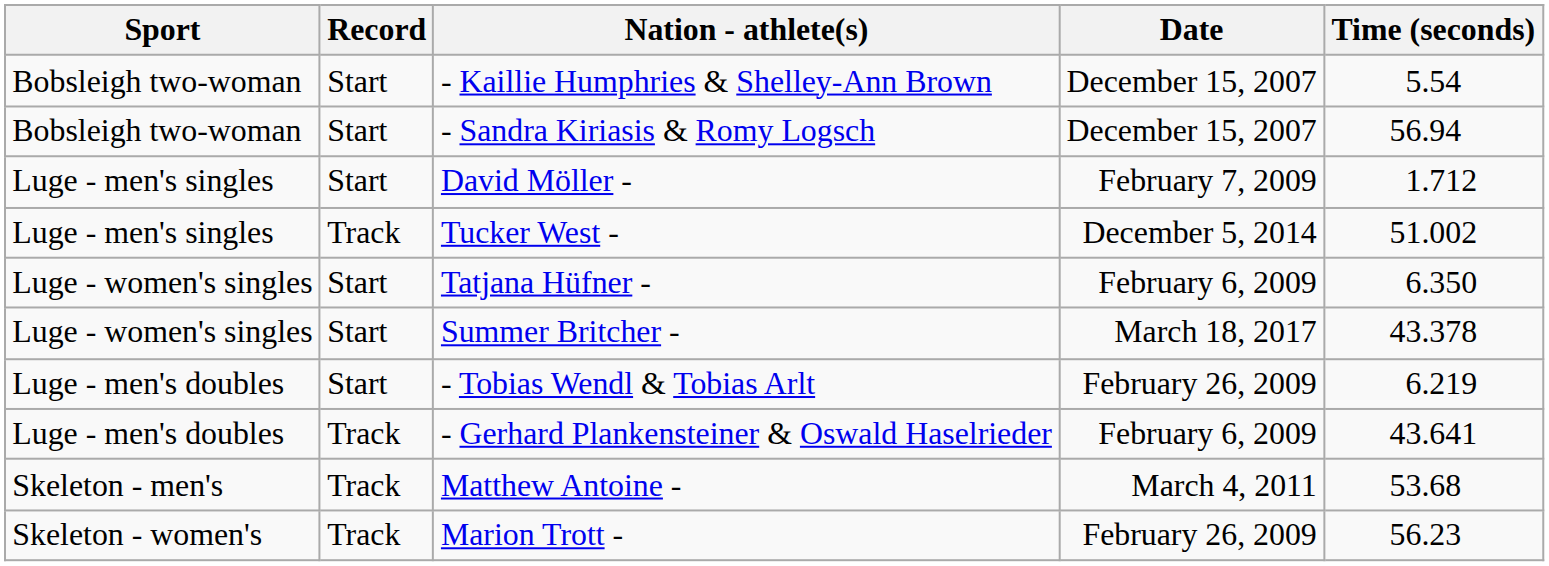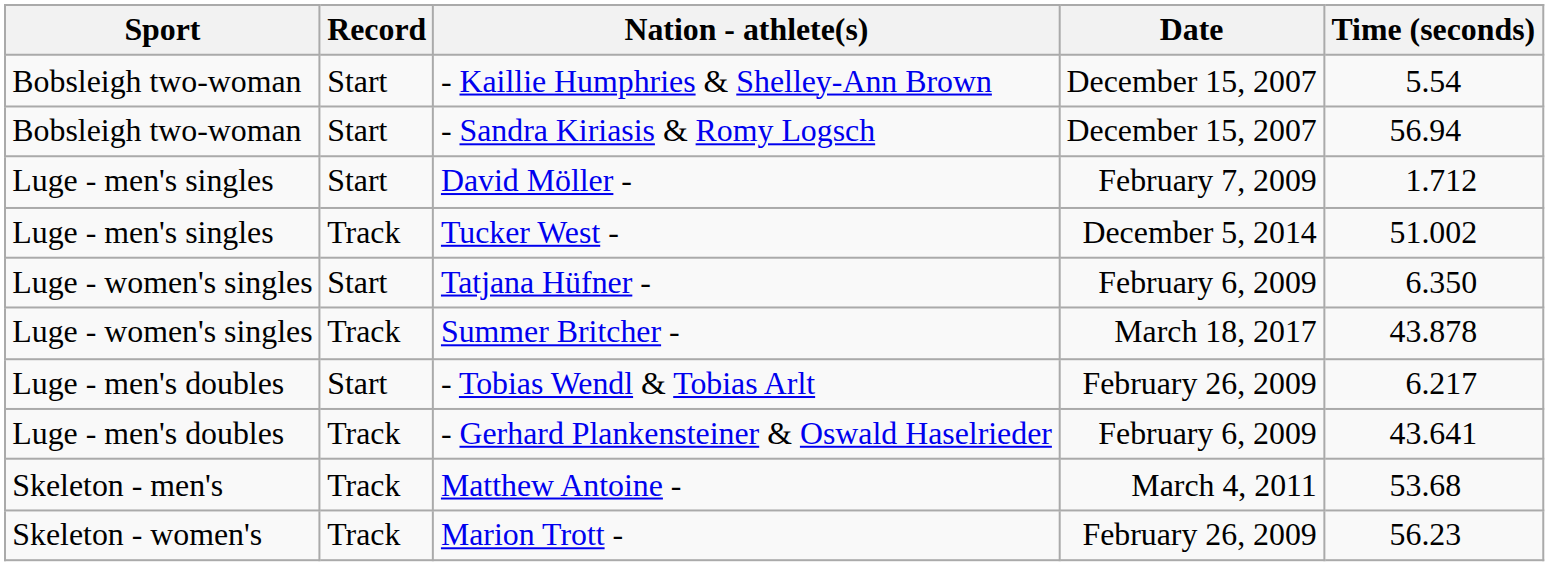(357, 332) Start -> (364, 332) Track
(1433, 332) 43.378 -> (1433, 332) 43.878
(1433, 383) 6.219 -> (1433, 383) 6.217
